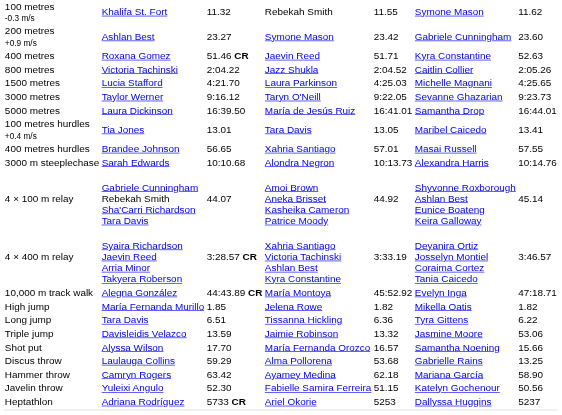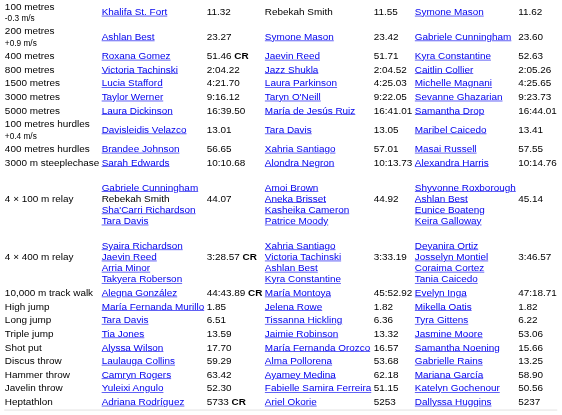(123, 130) Tia Jones -> (144, 130) Davisleidis Velazco
(144, 333) Davisleidis Velazco -> (123, 333) Tia Jones
